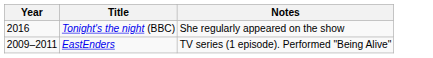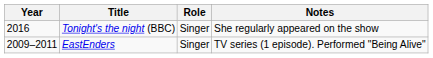+ column: (195, 12)
